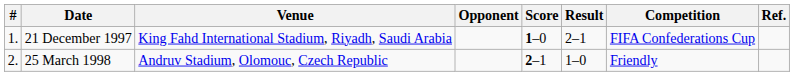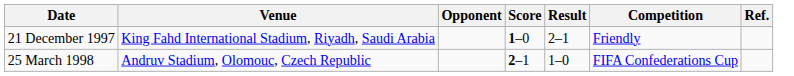- column: (13, 15)
(683, 37) FIFA Confederations Cup -> (617, 37) Friendly
(634, 60) Friendly -> (665, 60) FIFA Confederations Cup
